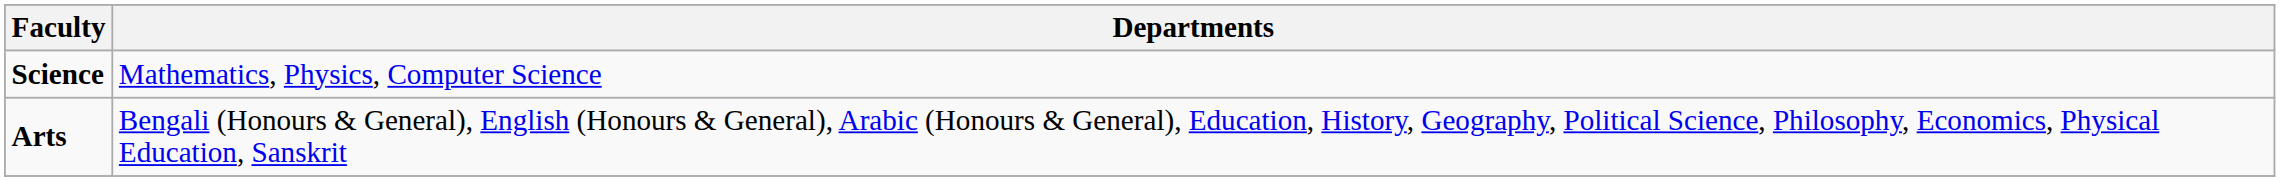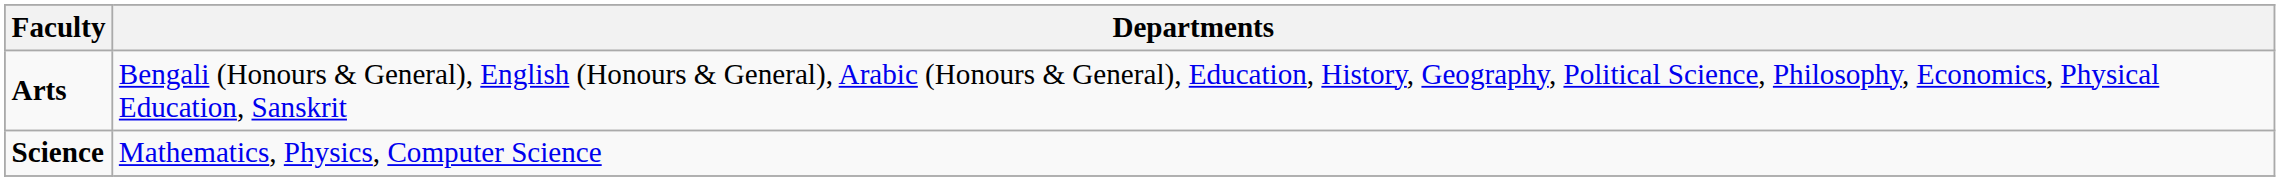rows swapped: (58, 73) <-> (39, 136)
